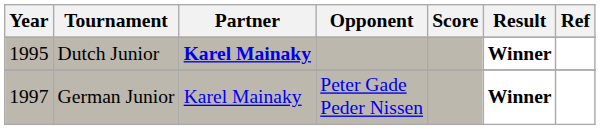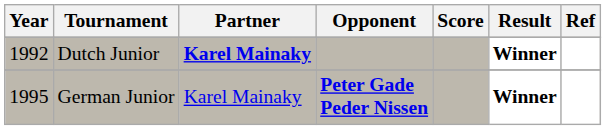(29, 53) 1995 -> (29, 53) 1992
(29, 97) 1997 -> (29, 97) 1995
(372, 97) normal -> (374, 97) bold
